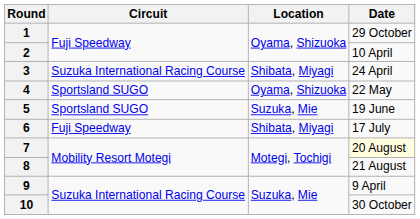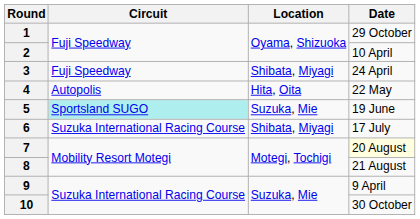(148, 71) Suzuka International Racing Course -> (91, 71) Fuji Speedway
(100, 90) Sportsland SUGO -> (76, 90) Autopolis
(299, 90) Oyama, Shizuoka -> (276, 90) Hita, Oita
(100, 109) no background -> (100, 109) paleturquoise background
(91, 128) Fuji Speedway -> (148, 128) Suzuka International Racing Course
